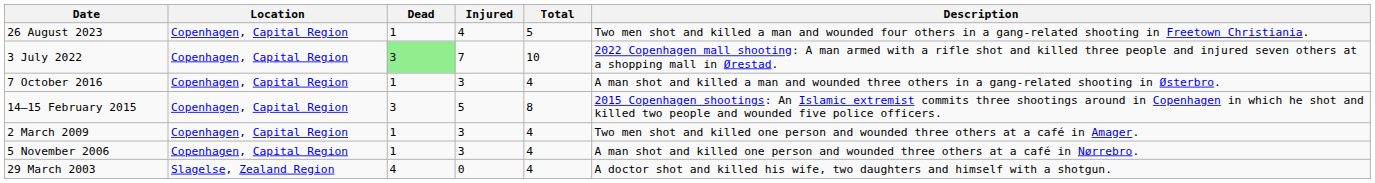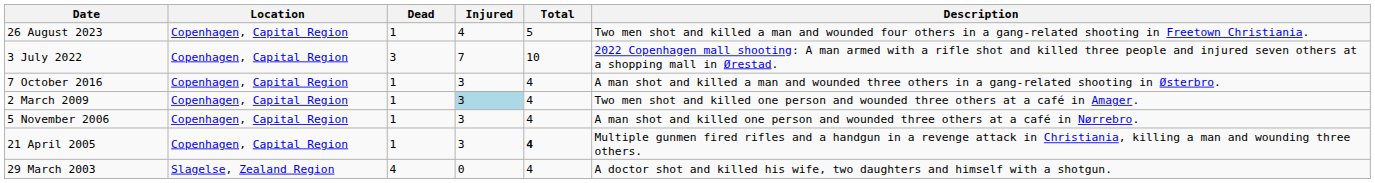(393, 57) lightgreen background -> (393, 57) no background
- row: (72, 107)
(461, 132) no background -> (461, 100) lightblue background
+ row: (51, 144)
